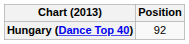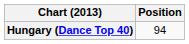(160, 30) 92 -> (160, 30) 94
